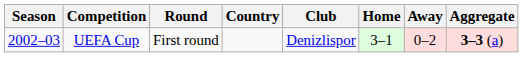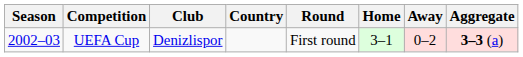columns swapped: (186, 16) <-> (321, 16)
